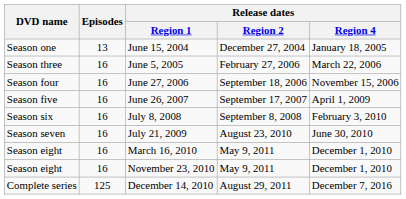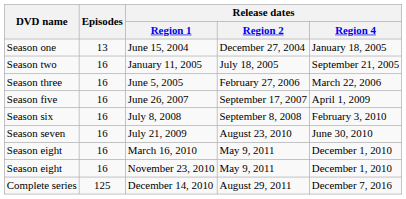+ row: (165, 64)
- row: (158, 82)
